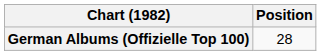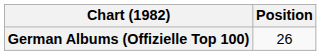(284, 38) 28 -> (284, 38) 26
